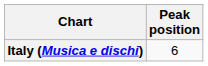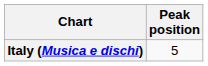(175, 50) 6 -> (175, 50) 5
